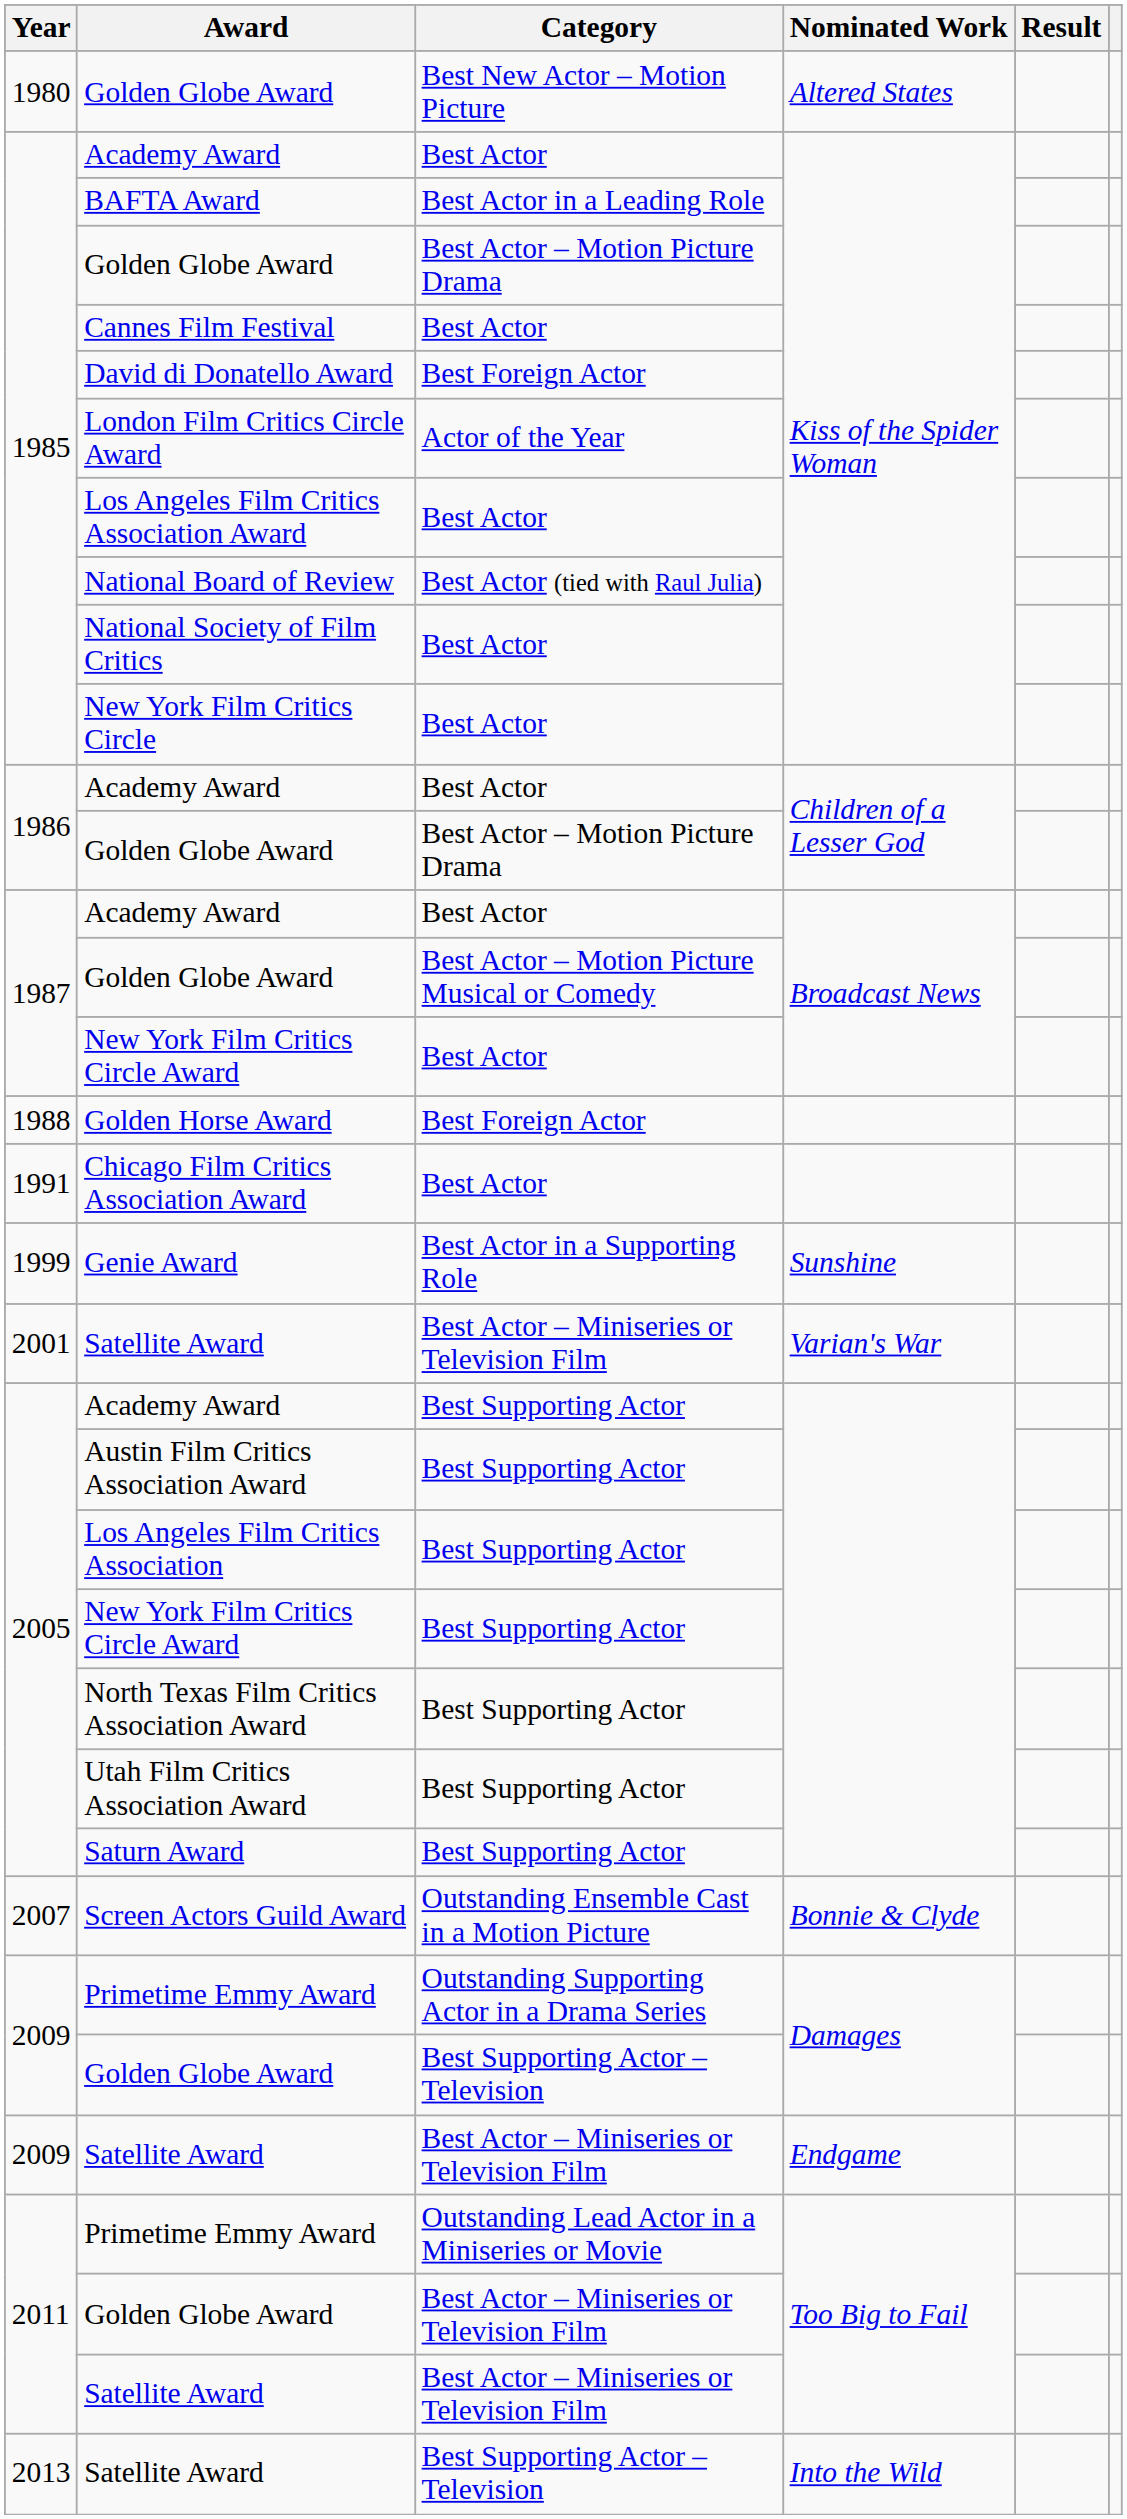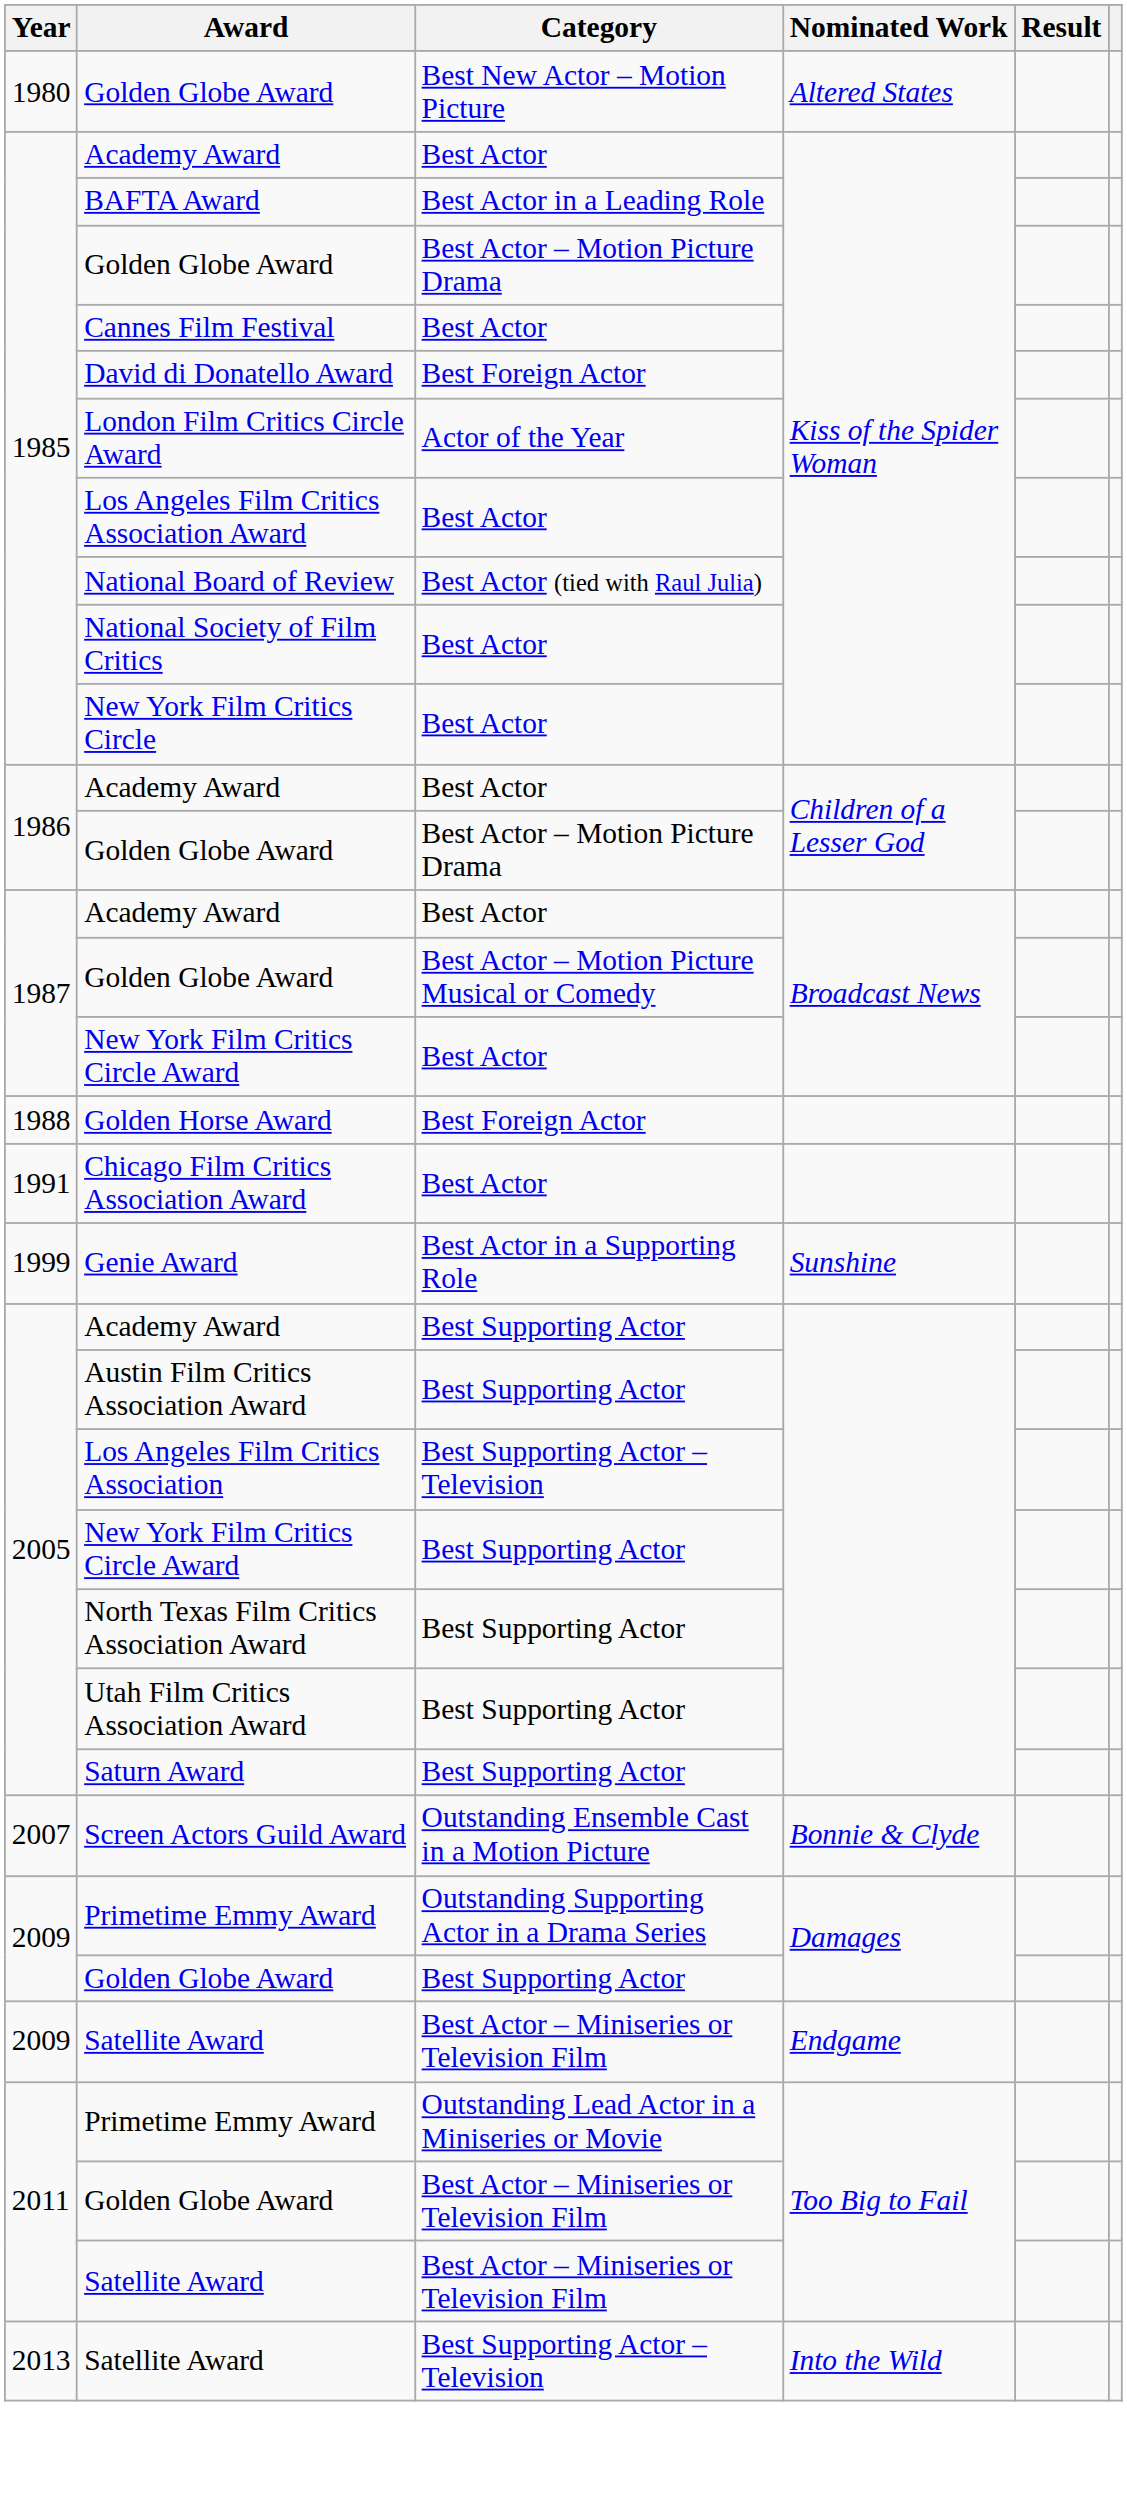- row: (41, 1342)
(553, 1548) Best Supporting Actor -> (564, 1469) Best Supporting Actor – Television
(564, 2074) Best Supporting Actor – Television -> (553, 1978) Best Supporting Actor
